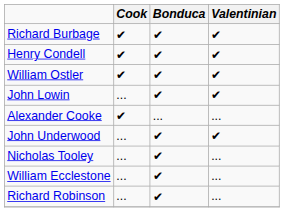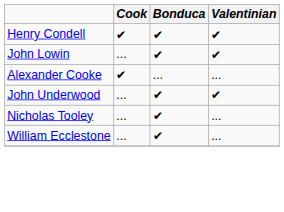- row: (53, 34)
- row: (45, 74)
- row: (56, 196)
